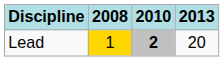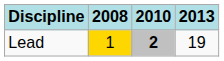(197, 42) 20 -> (197, 42) 19
